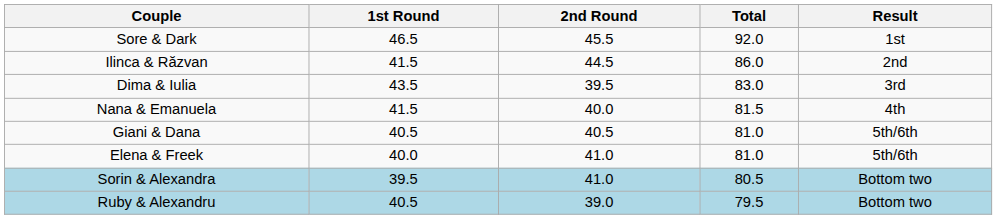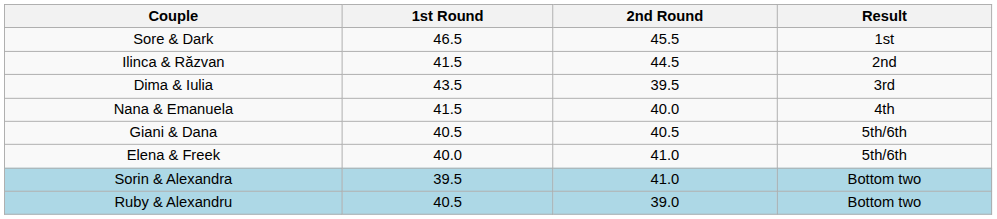- column: (749, 16)
